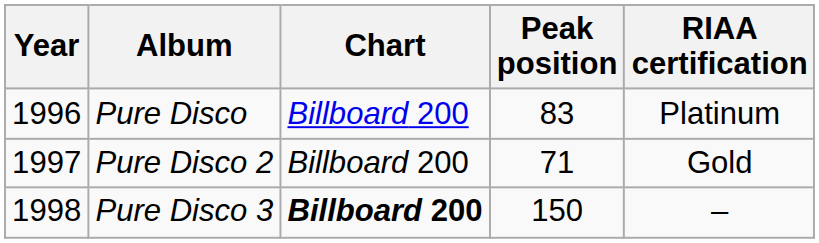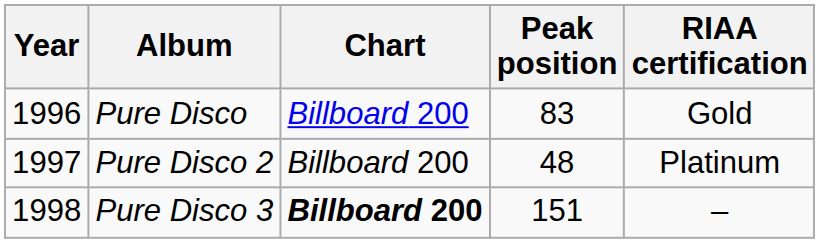(720, 113) Platinum -> (720, 113) Gold
(557, 162) 71 -> (557, 162) 48
(720, 162) Gold -> (720, 162) Platinum
(557, 211) 150 -> (557, 211) 151
